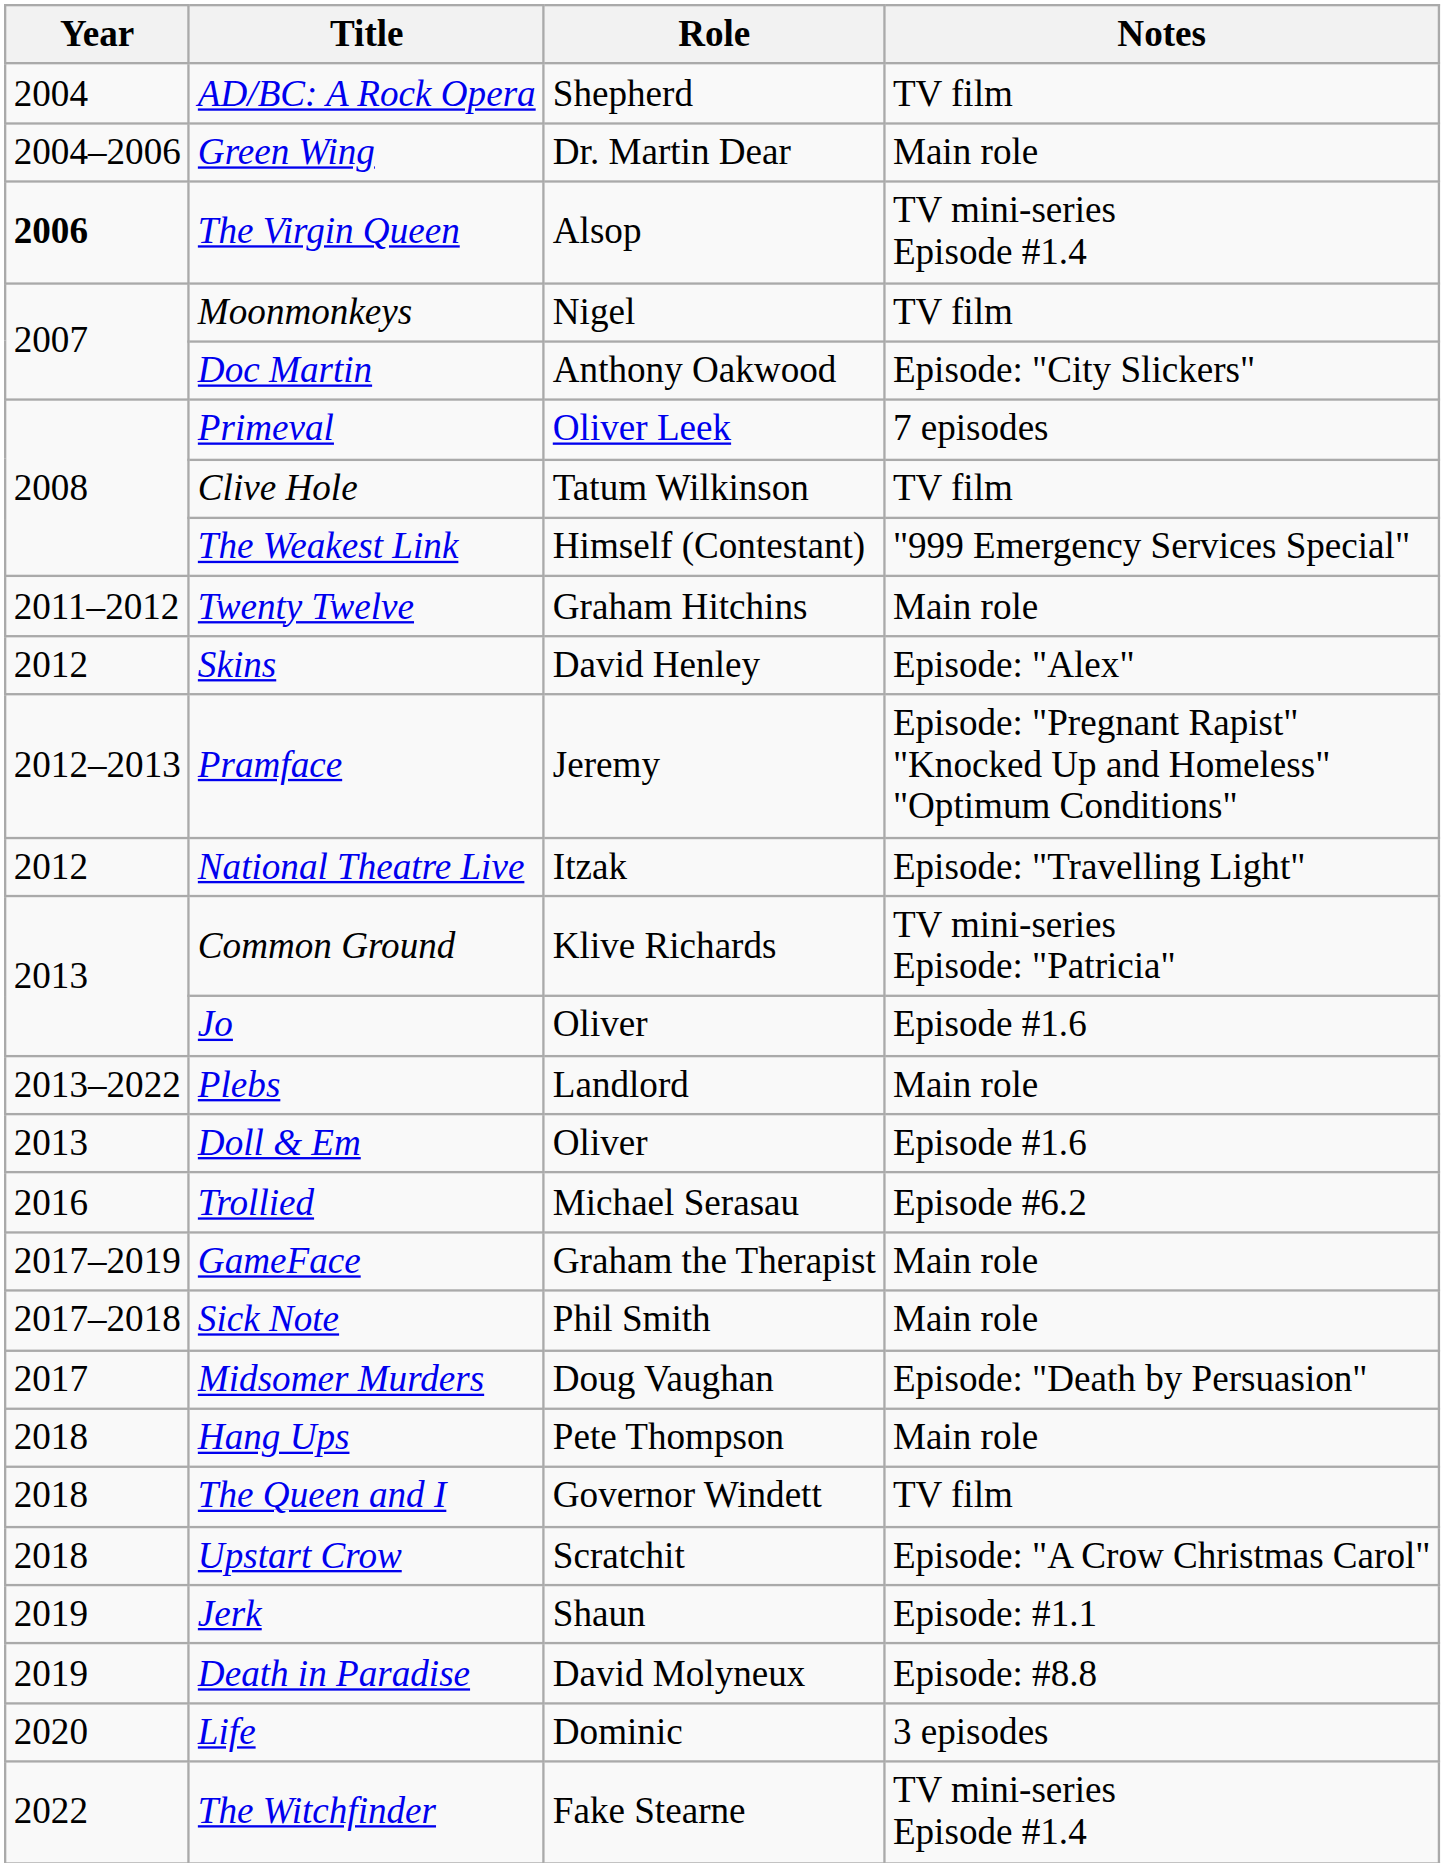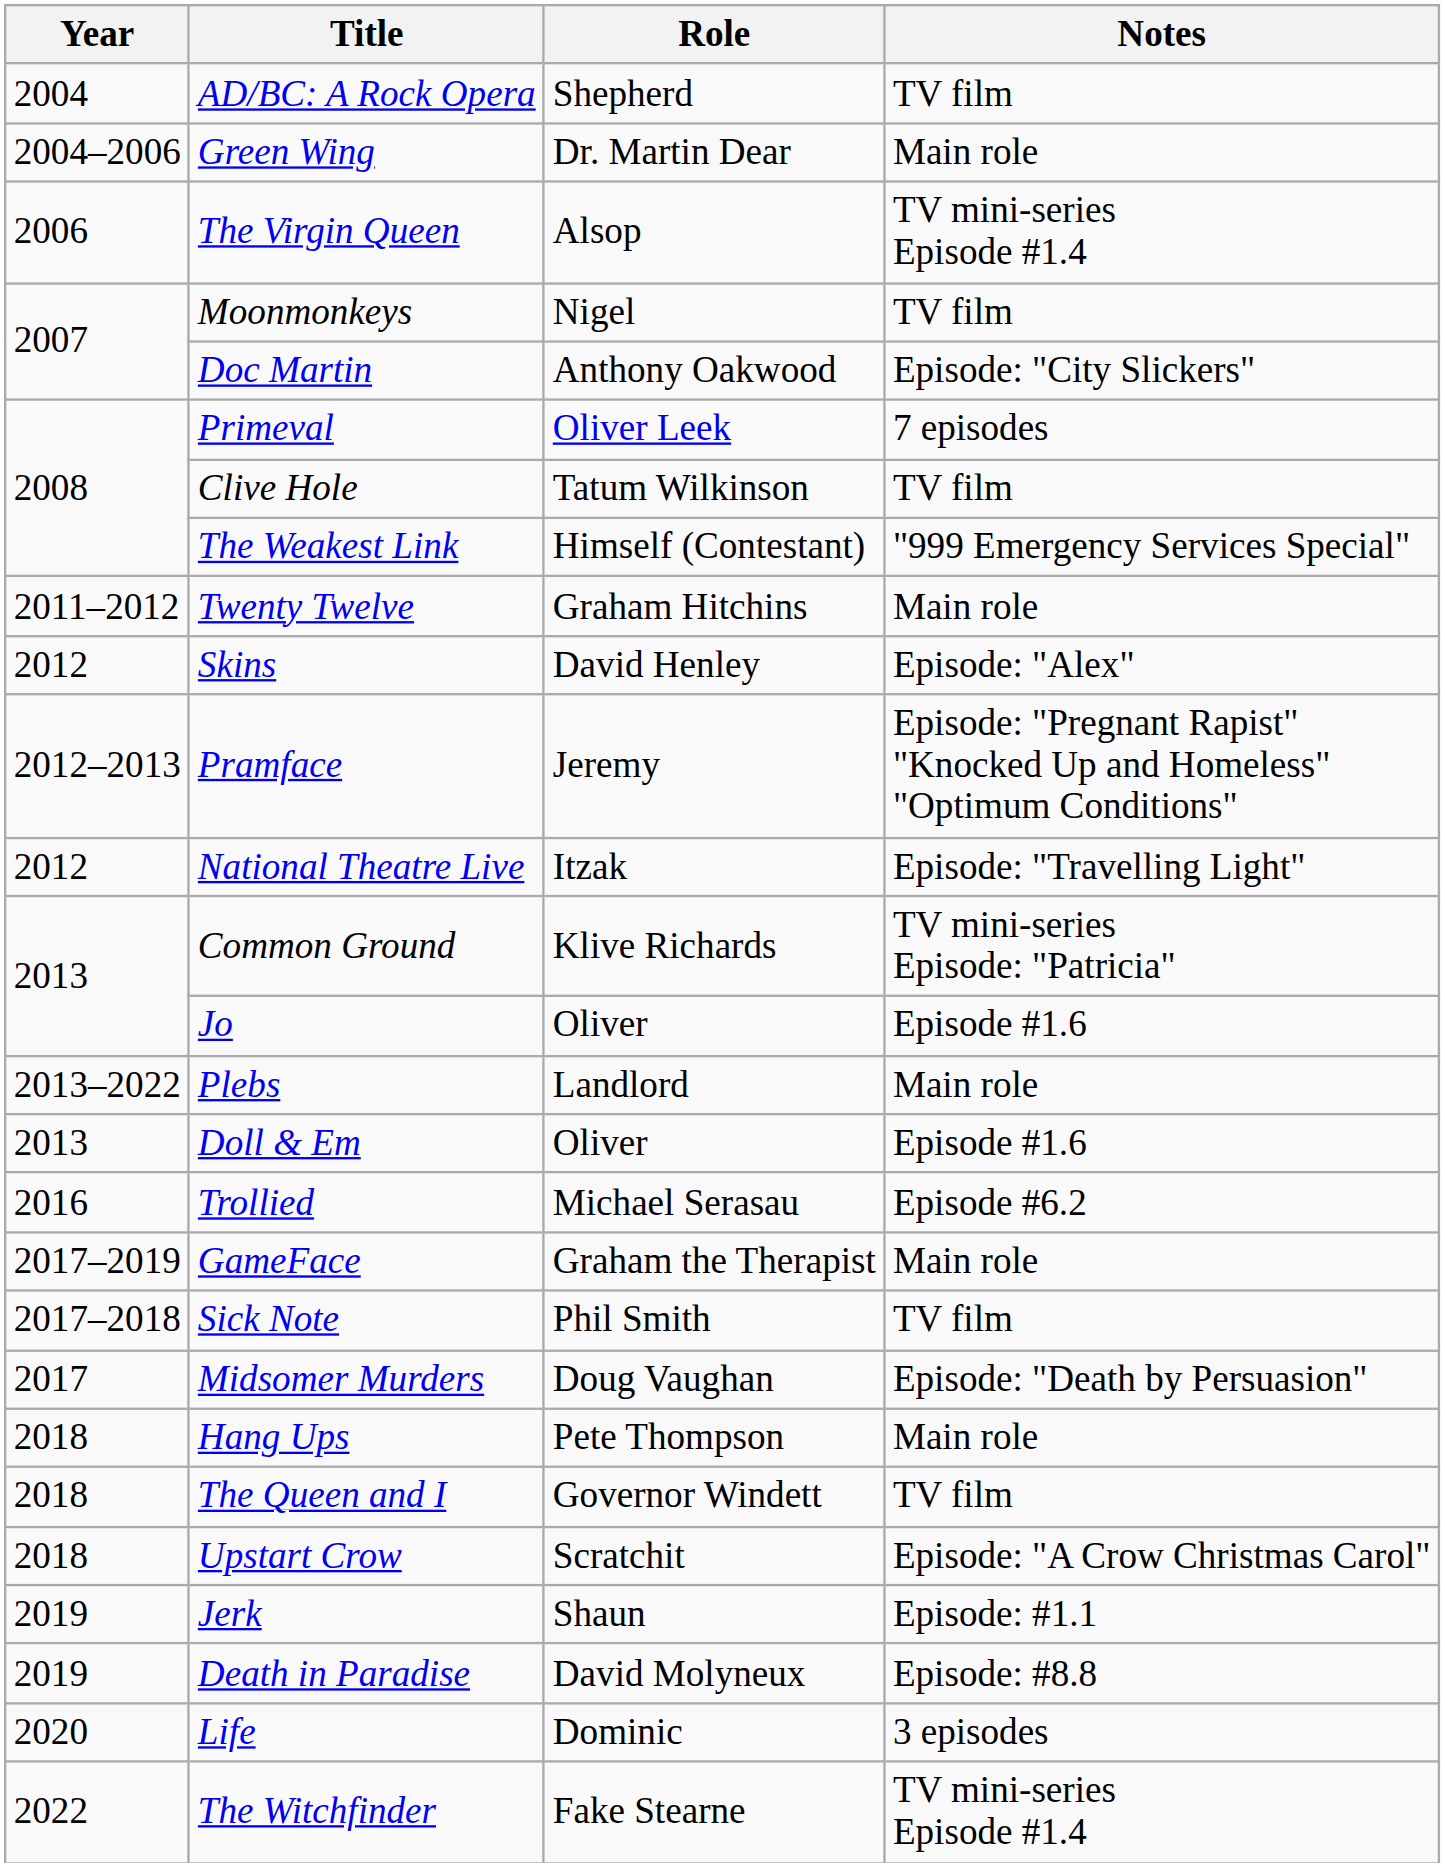(51, 231) bold -> (51, 231) normal
(966, 1319) Main role -> (953, 1319) TV film
